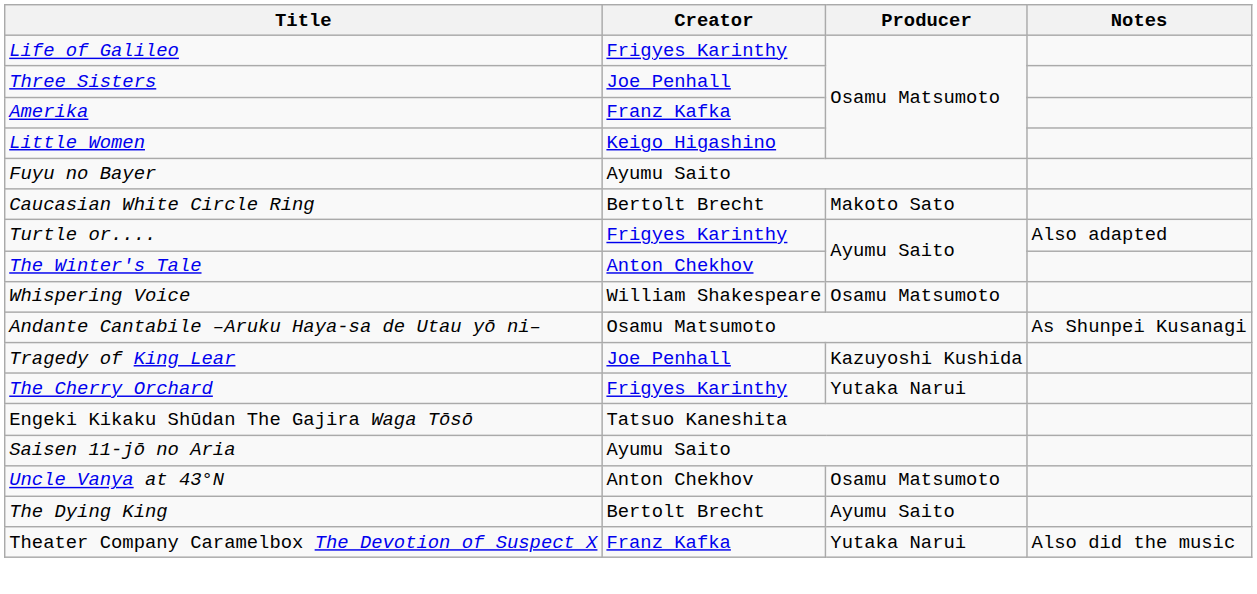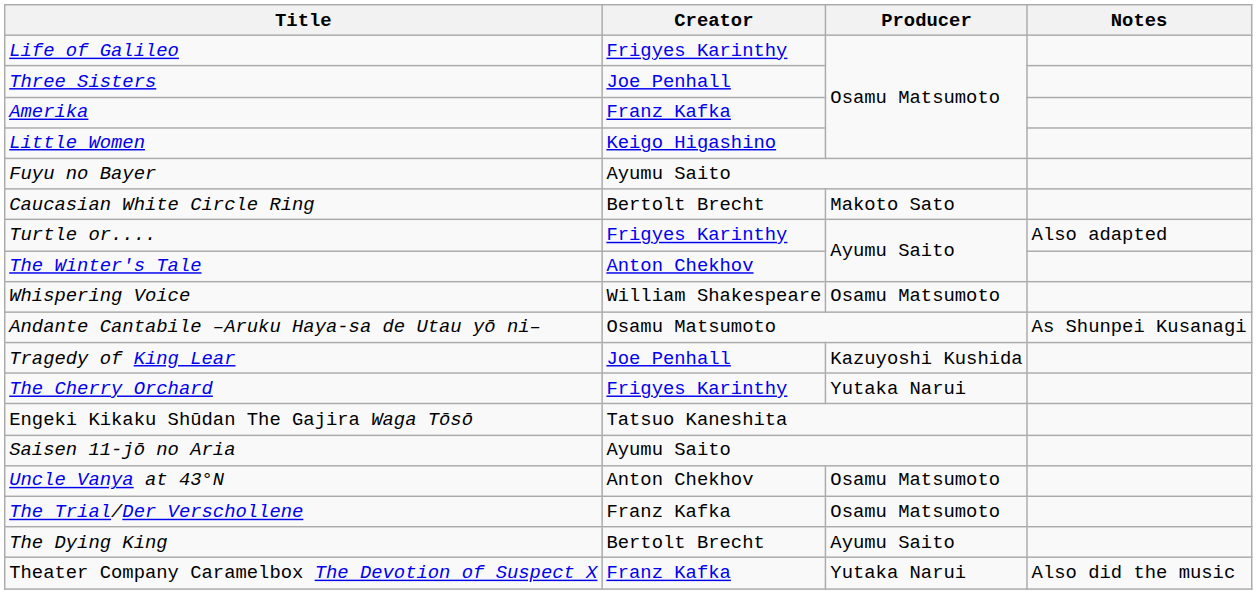+ row: (156, 512)
